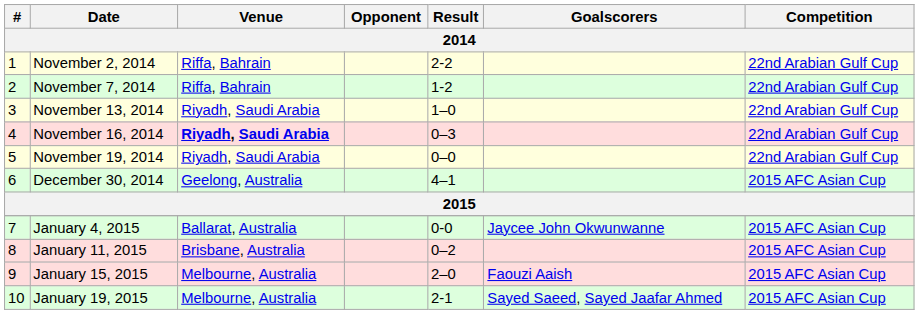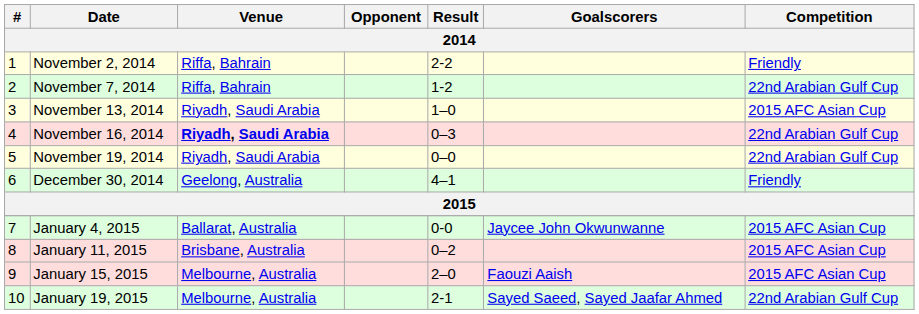(823, 63) 22nd Arabian Gulf Cup -> (775, 63) Friendly
(823, 110) 22nd Arabian Gulf Cup -> (817, 110) 2015 AFC Asian Cup
(817, 181) 2015 AFC Asian Cup -> (775, 181) Friendly
(817, 298) 2015 AFC Asian Cup -> (823, 298) 22nd Arabian Gulf Cup
